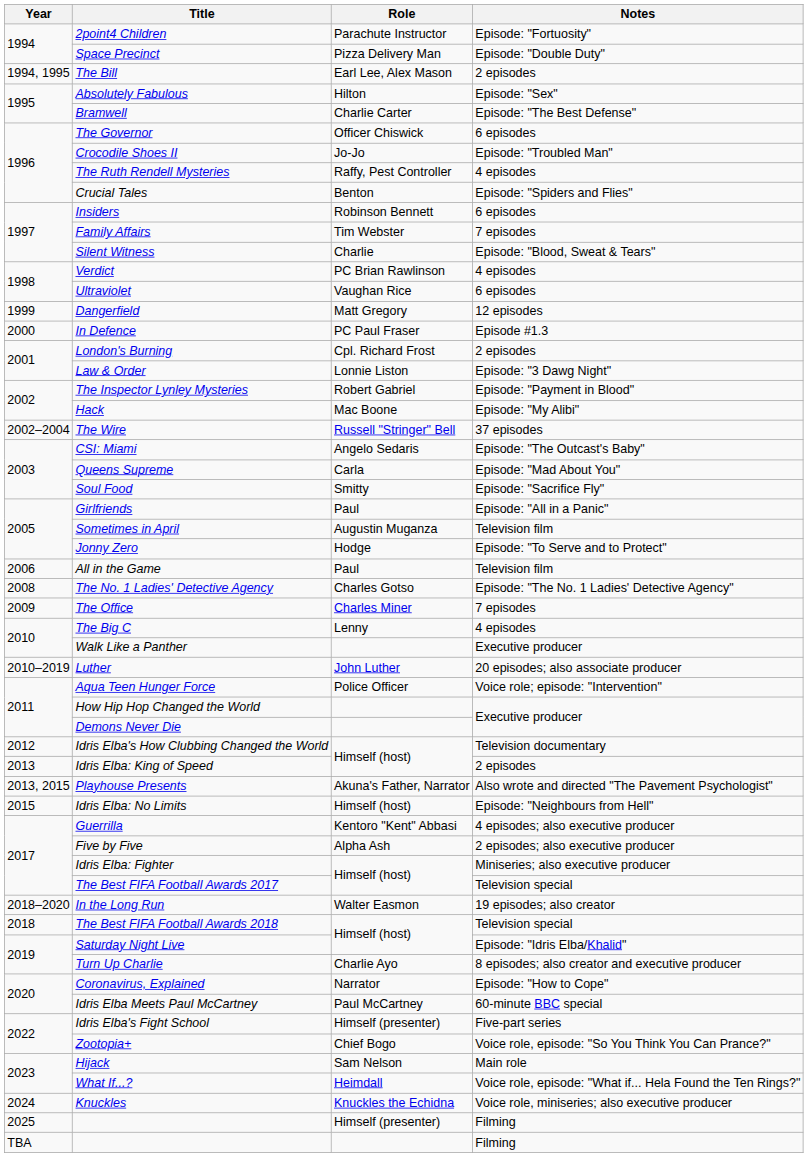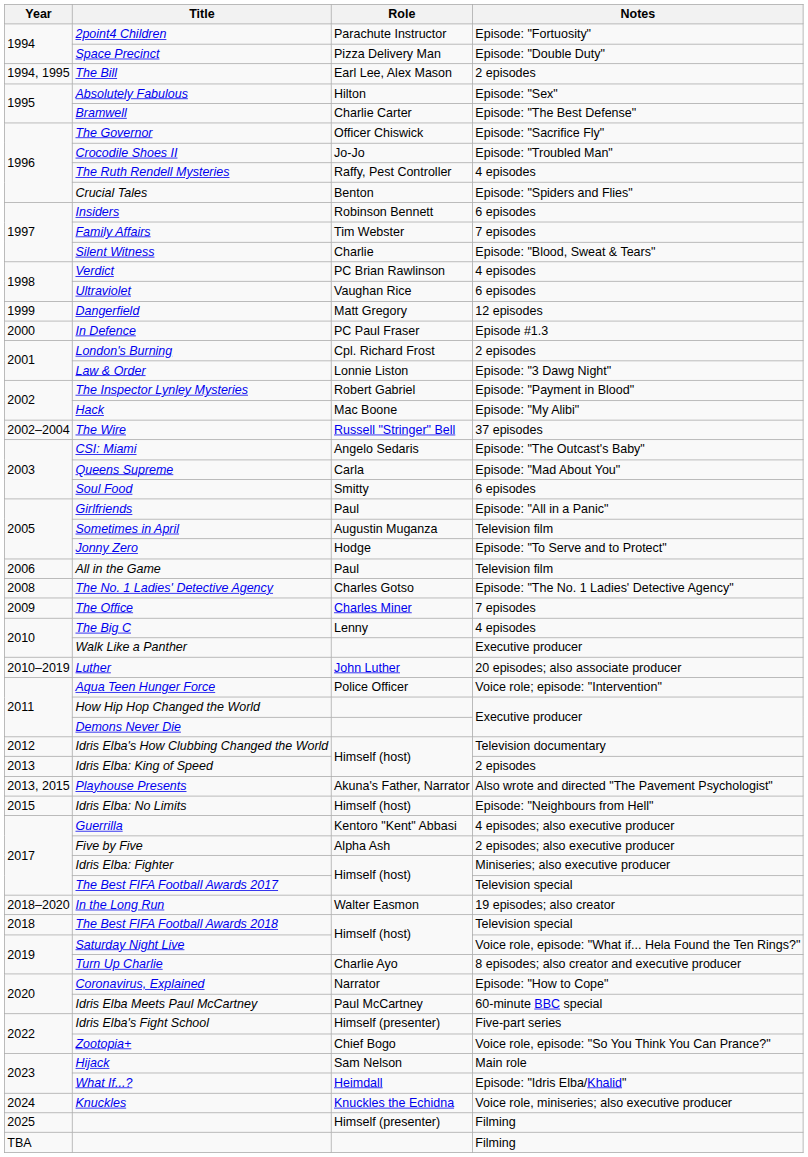(506, 133) 6 episodes -> (540, 133) Episode: "Sacrifice Fly"
(540, 489) Episode: "Sacrifice Fly" -> (506, 489) 6 episodes
(551, 944) Episode: "Idris Elba/Khalid" -> (638, 944) Voice role, episode: "What if... Hela Found the Ten Rings?"
(638, 1083) Voice role, episode: "What if... Hela Found the Ten Rings?" -> (551, 1083) Episode: "Idris Elba/Khalid"
